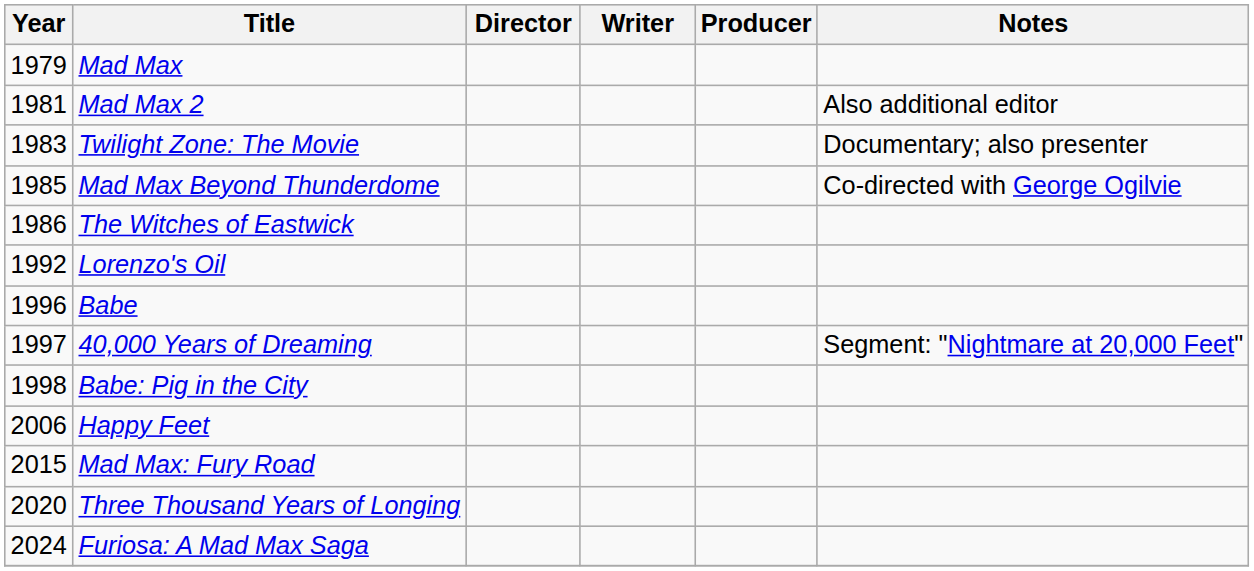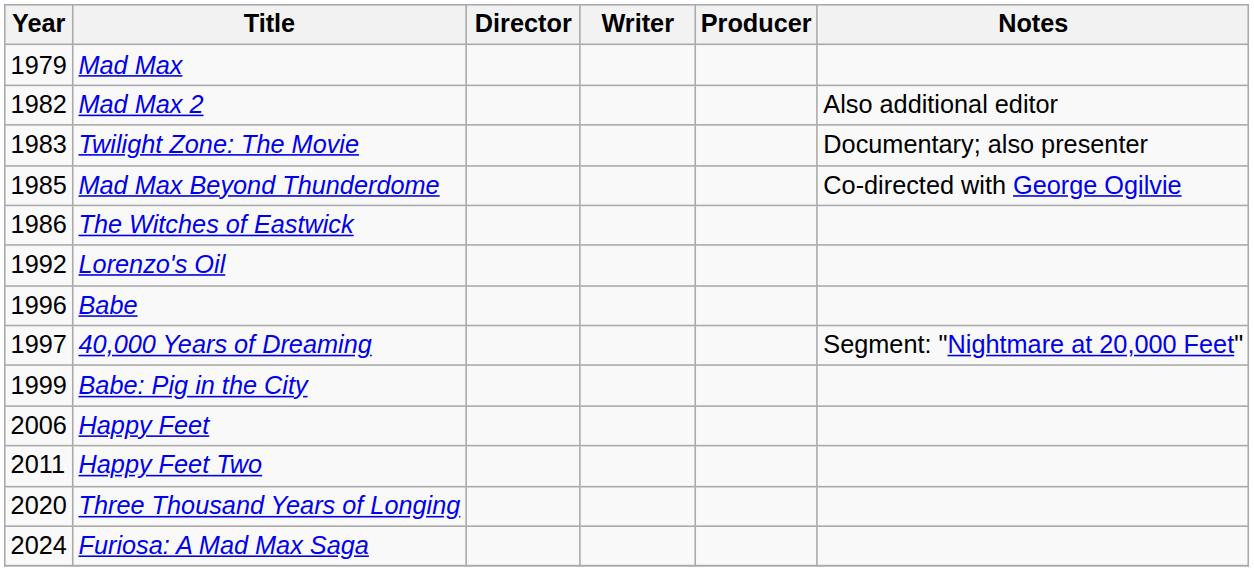(39, 104) 1981 -> (39, 104) 1982
(39, 385) 1998 -> (39, 385) 1999
+ row: (170, 465)
- row: (197, 465)
